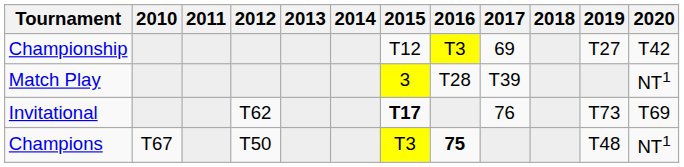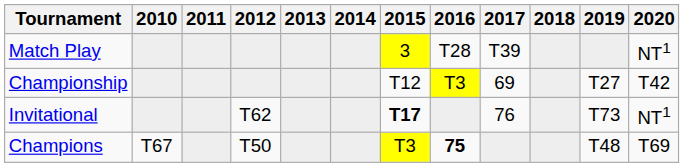rows swapped: (68, 48) <-> (55, 80)
(654, 112) T69 -> (654, 115) NT1
(654, 144) NT1 -> (654, 146) T69
